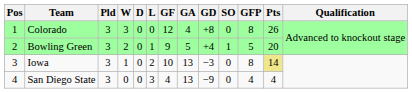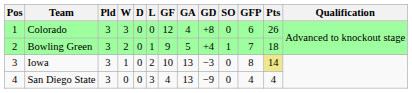(251, 29) 8 -> (251, 29) 6
(251, 46) 5 -> (251, 46) 7
(273, 46) 20 -> (273, 46) 18
